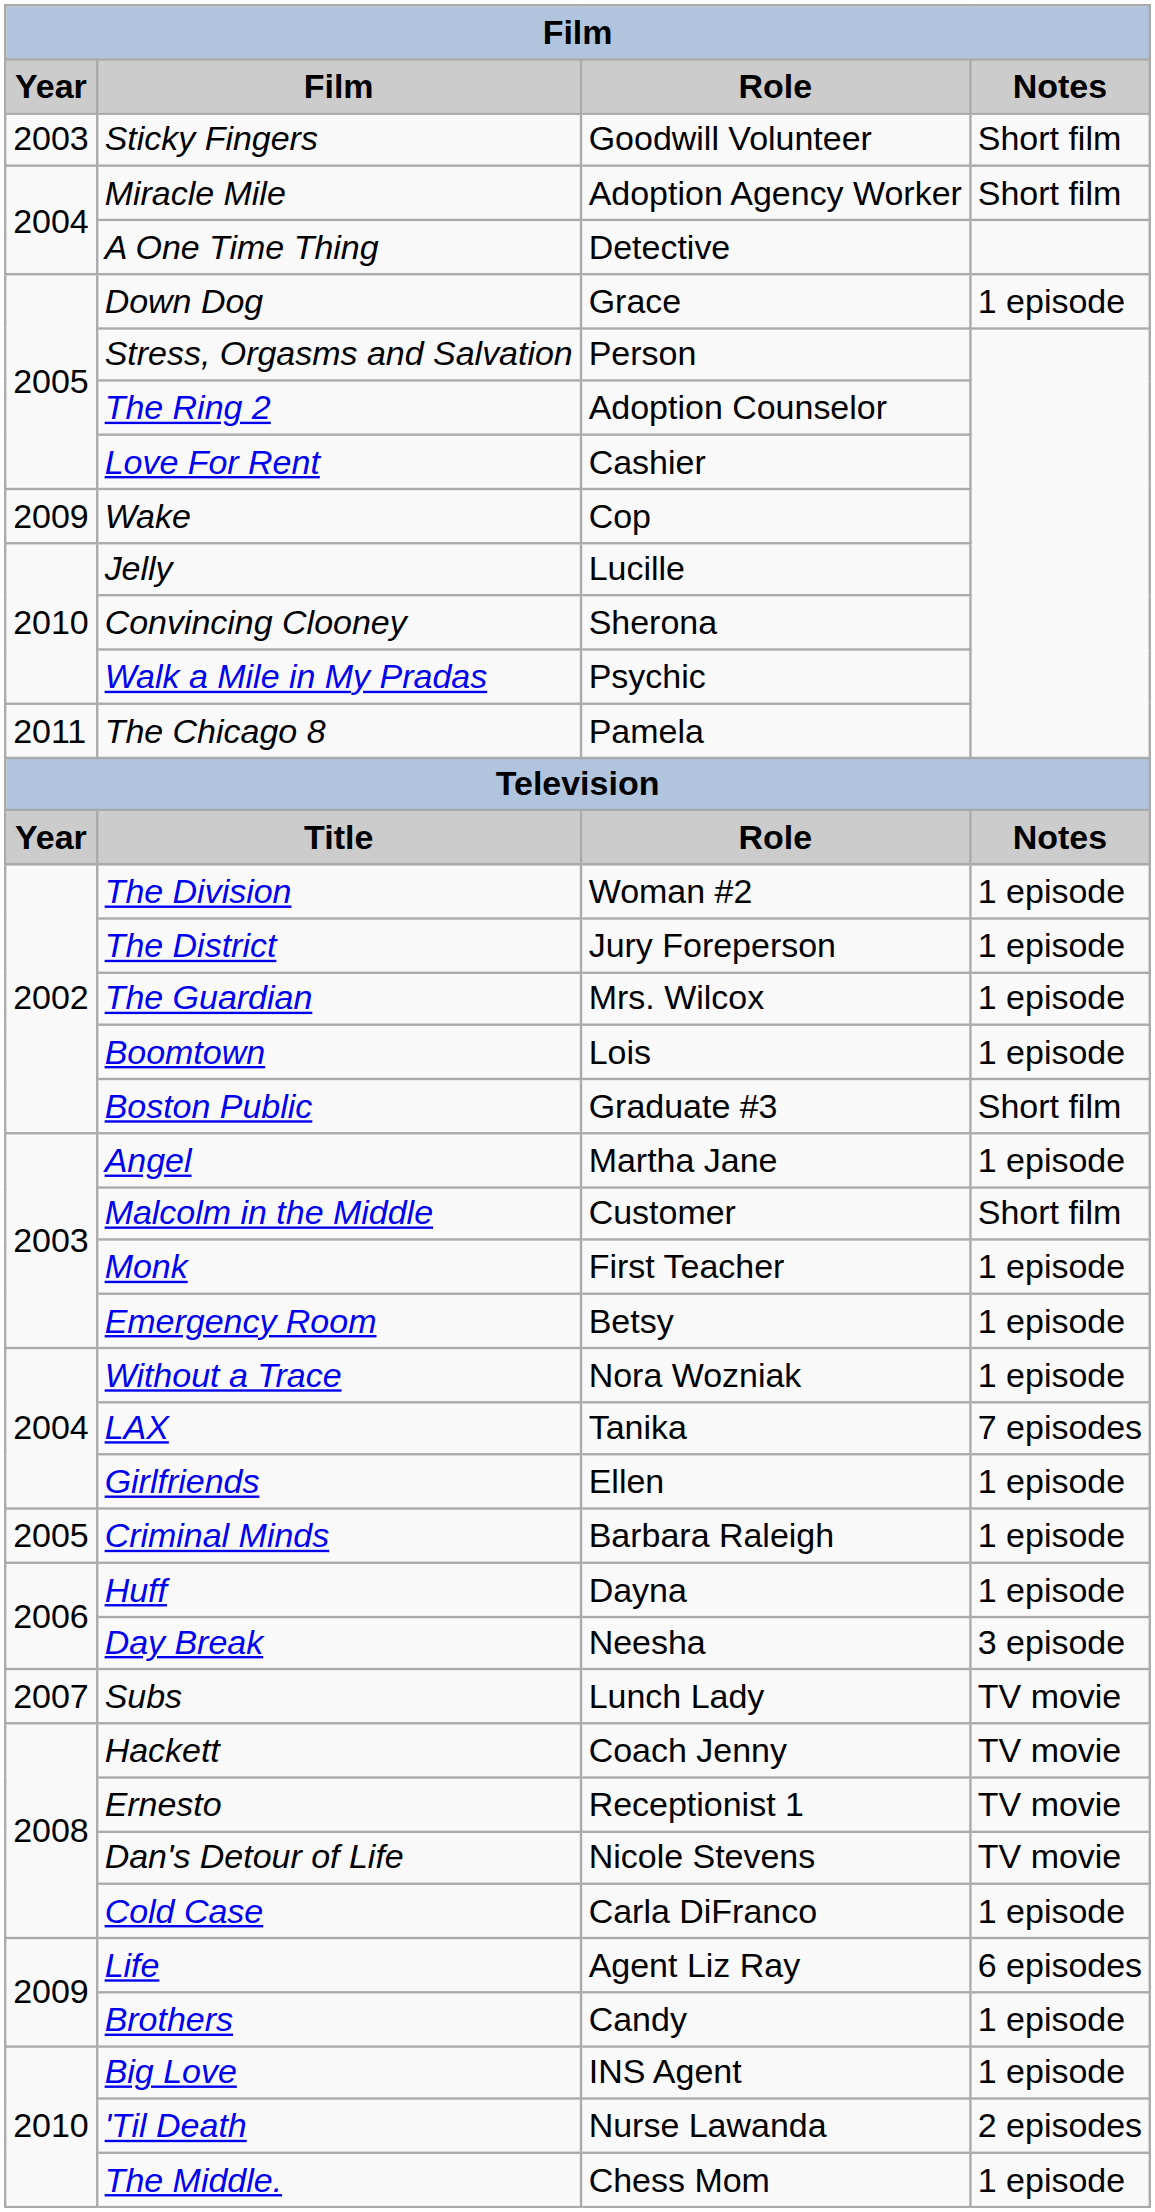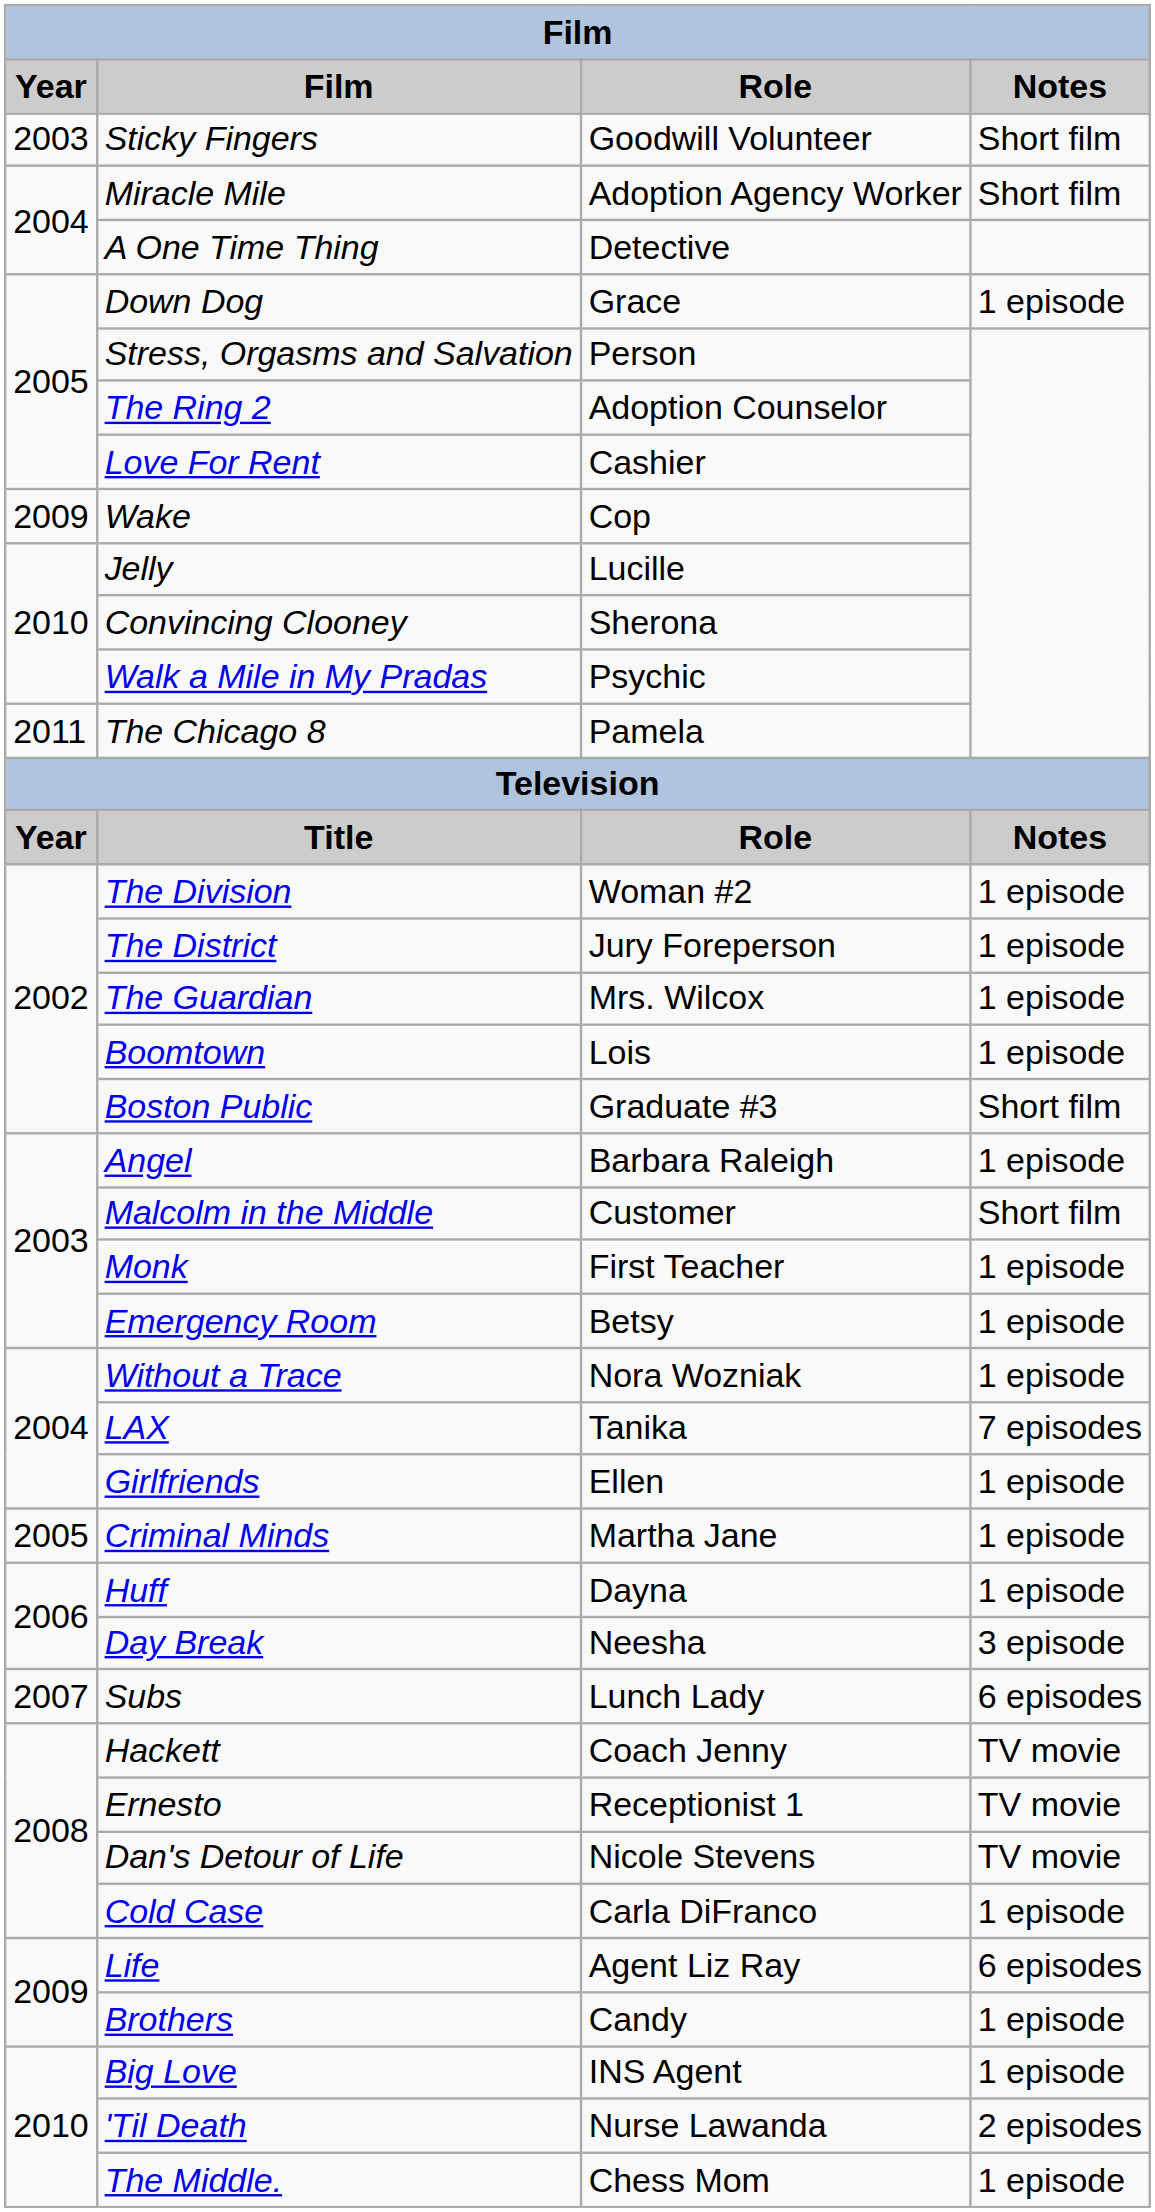(683, 1160) Martha Jane -> (711, 1160) Barbara Raleigh
(711, 1536) Barbara Raleigh -> (683, 1536) Martha Jane
(1050, 1697) TV movie -> (1060, 1697) 6 episodes
